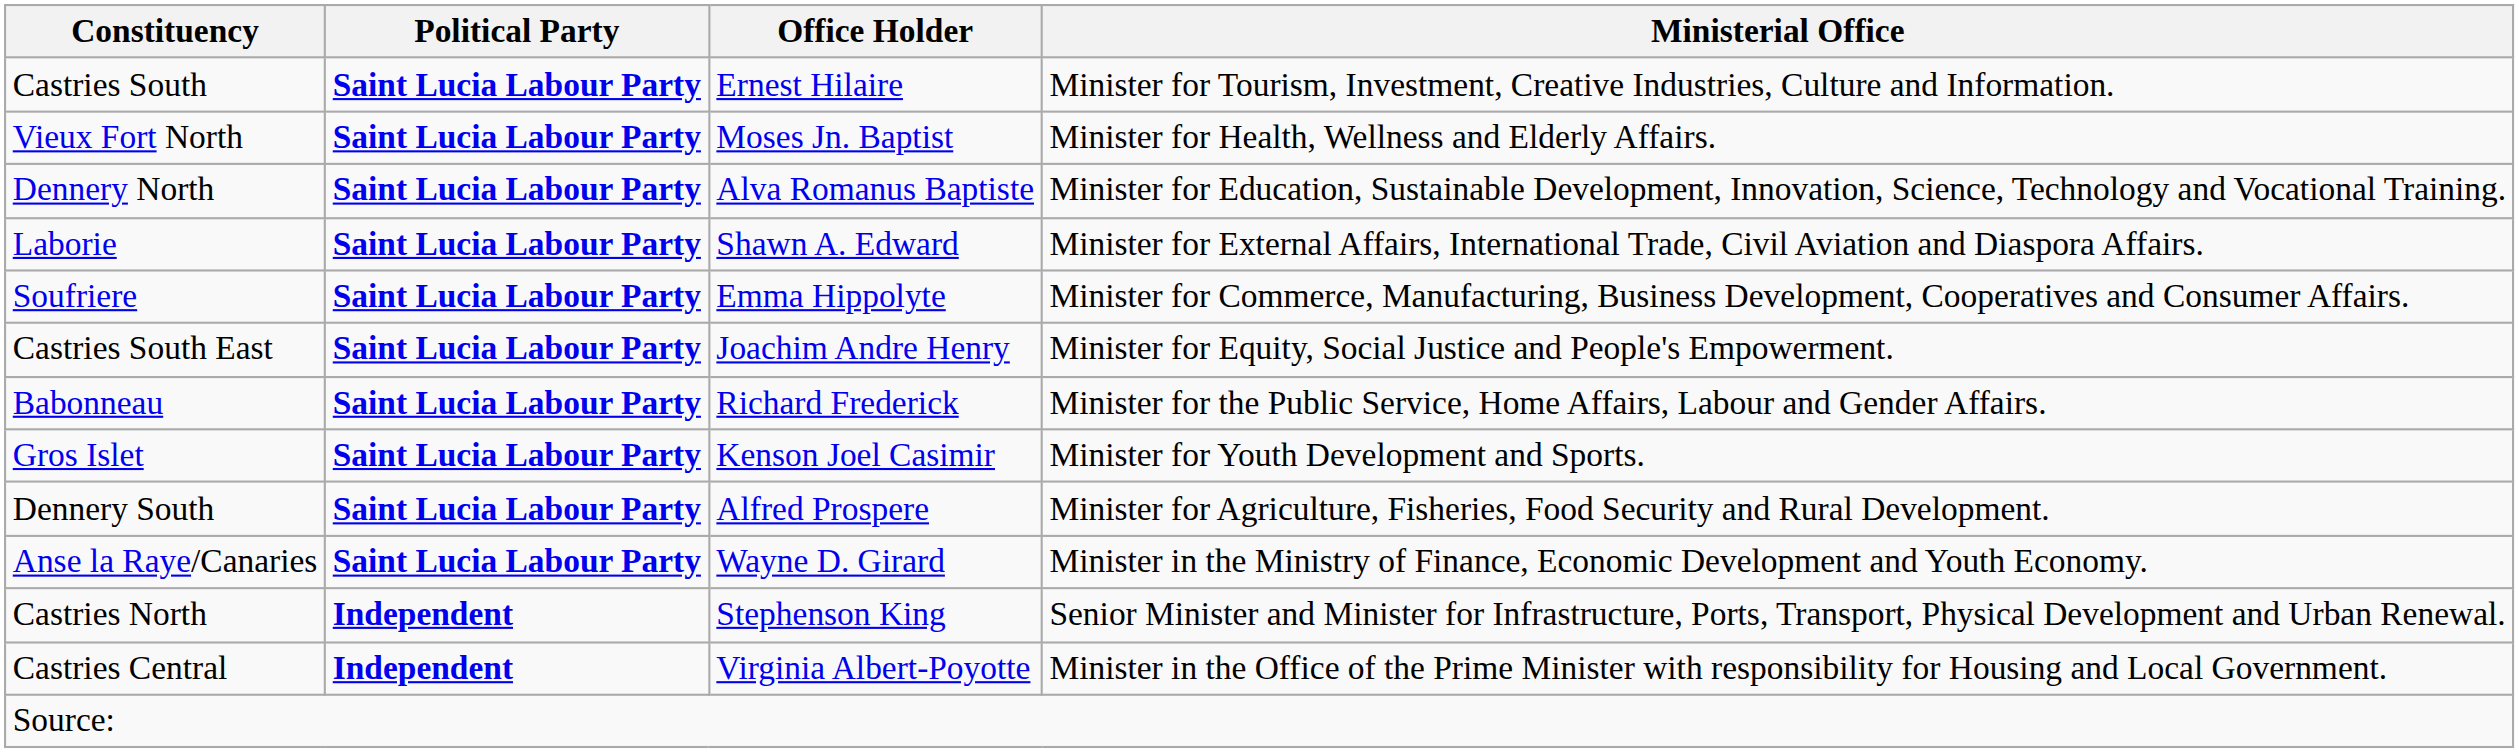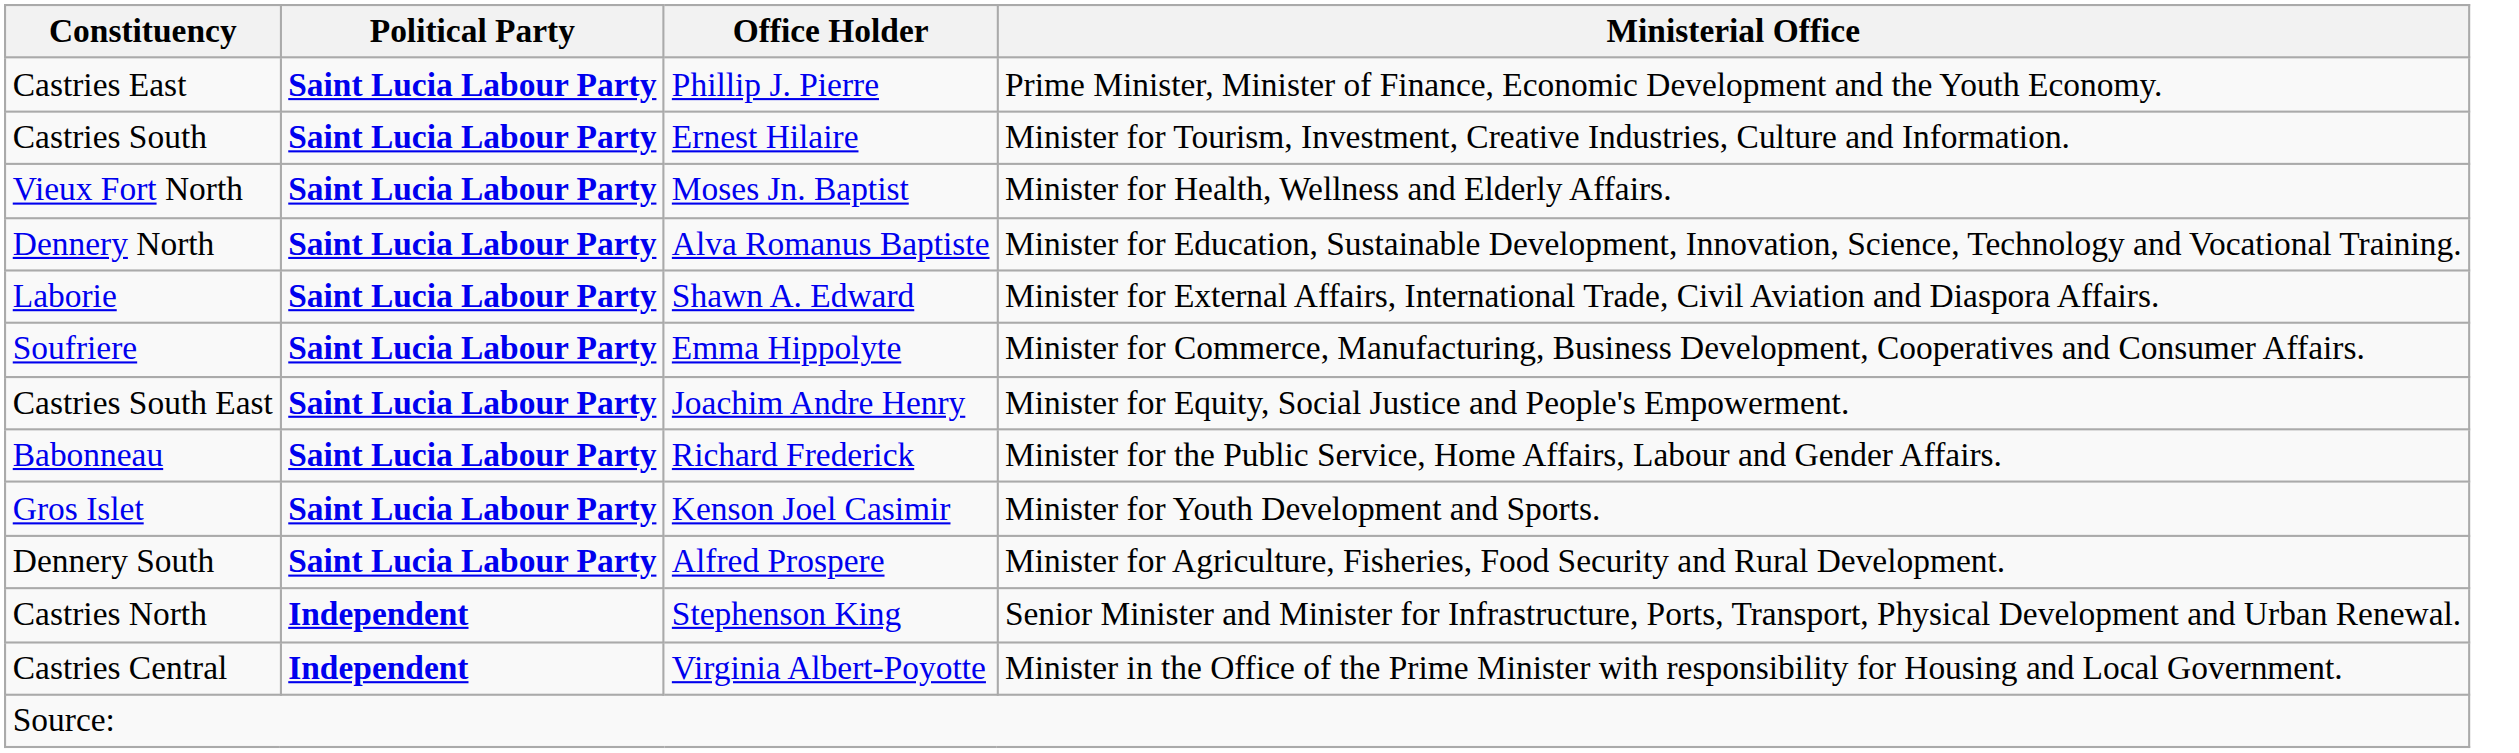+ row: (100, 84)
- row: (165, 561)
